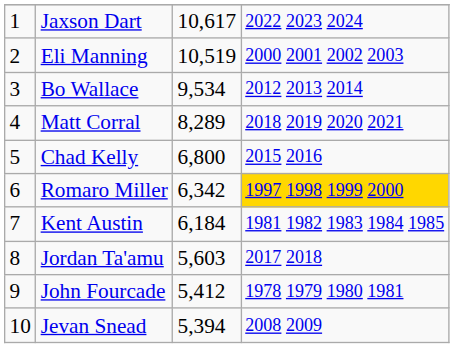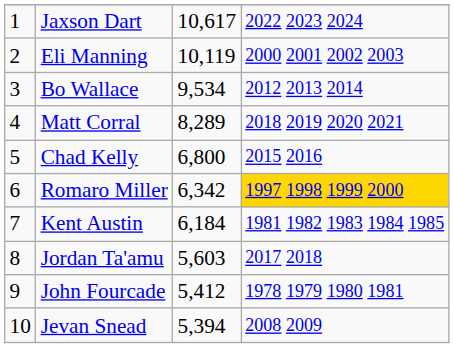(207, 55) 10,519 -> (206, 55) 10,119
